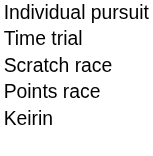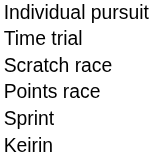+ row: (29, 118)
